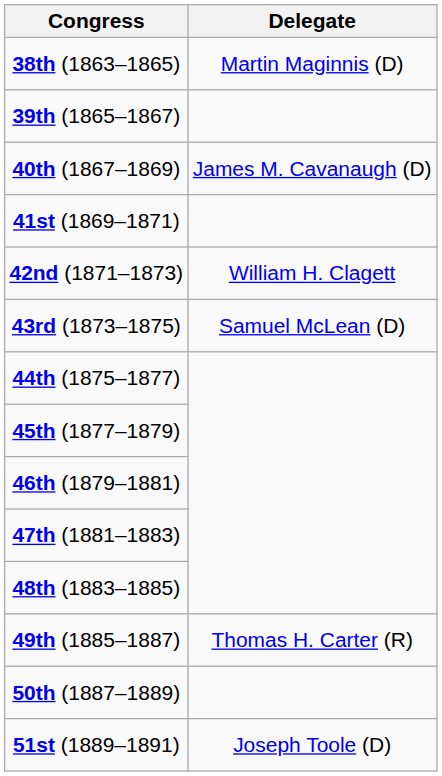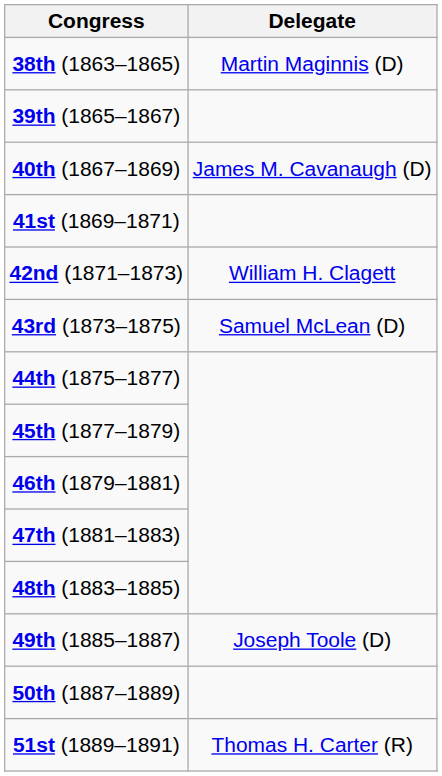(312, 640) Thomas H. Carter (R) -> (312, 640) Joseph Toole (D)
(312, 745) Joseph Toole (D) -> (312, 745) Thomas H. Carter (R)
